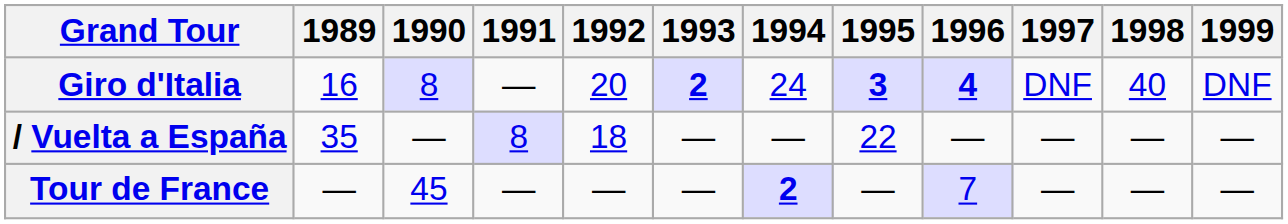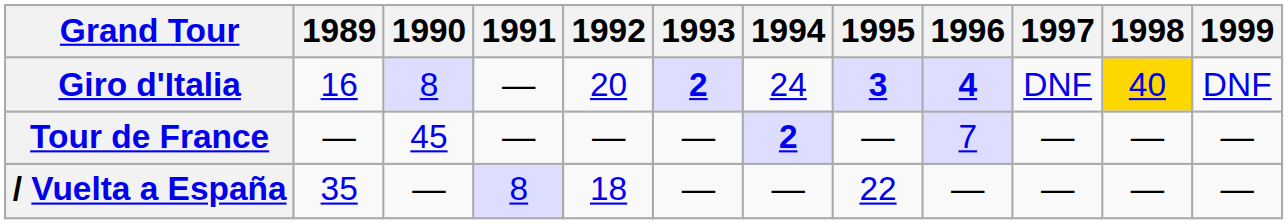(1147, 84) no background -> (1147, 84) gold background
rows swapped: (150, 190) <-> (150, 137)
